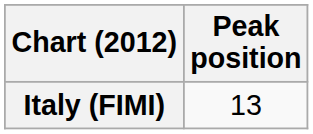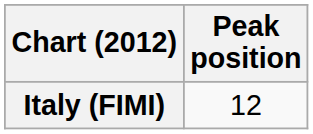(246, 104) 13 -> (246, 104) 12
